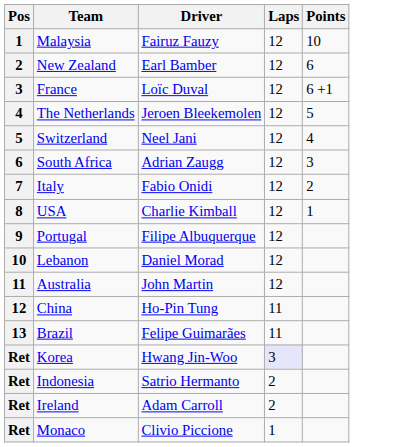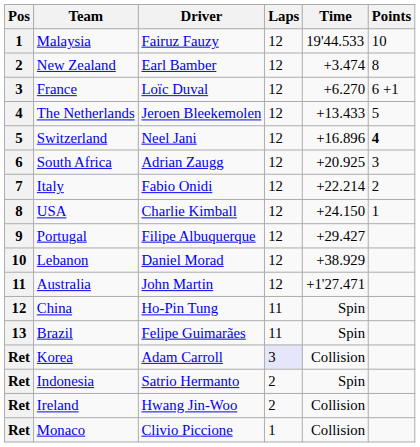+ column: (336, 16)
(310, 65) 6 -> (376, 65) 8
(310, 138) normal -> (376, 138) bold
(189, 357) Hwang Jin-Woo -> (182, 357) Adam Carroll
(182, 405) Adam Carroll -> (189, 405) Hwang Jin-Woo
